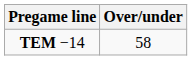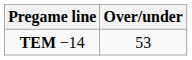(143, 42) 58 -> (143, 42) 53
